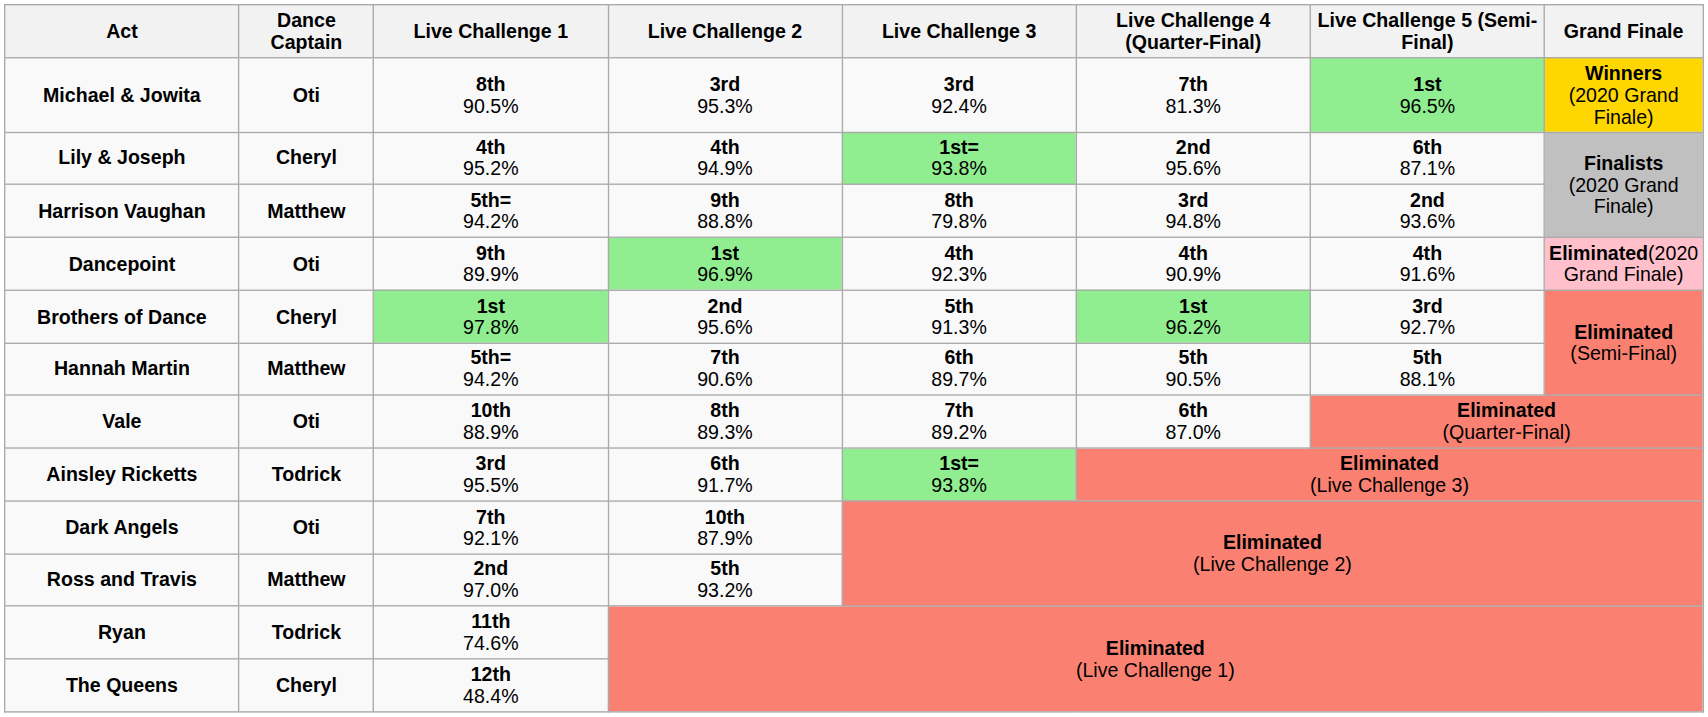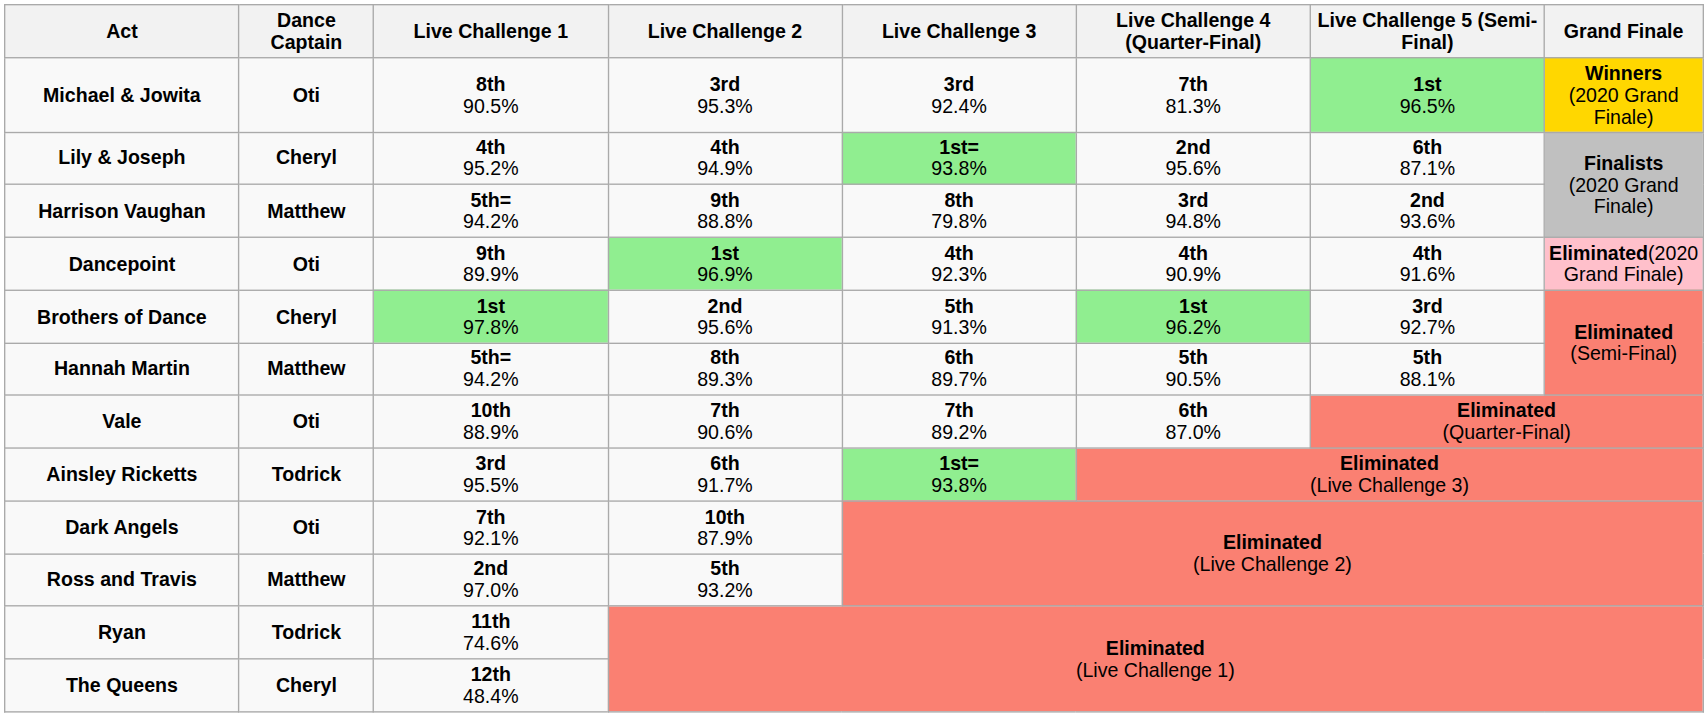(725, 369) 7th 90.6% -> (725, 369) 8th 89.3%
(725, 422) 8th 89.3% -> (725, 422) 7th 90.6%
